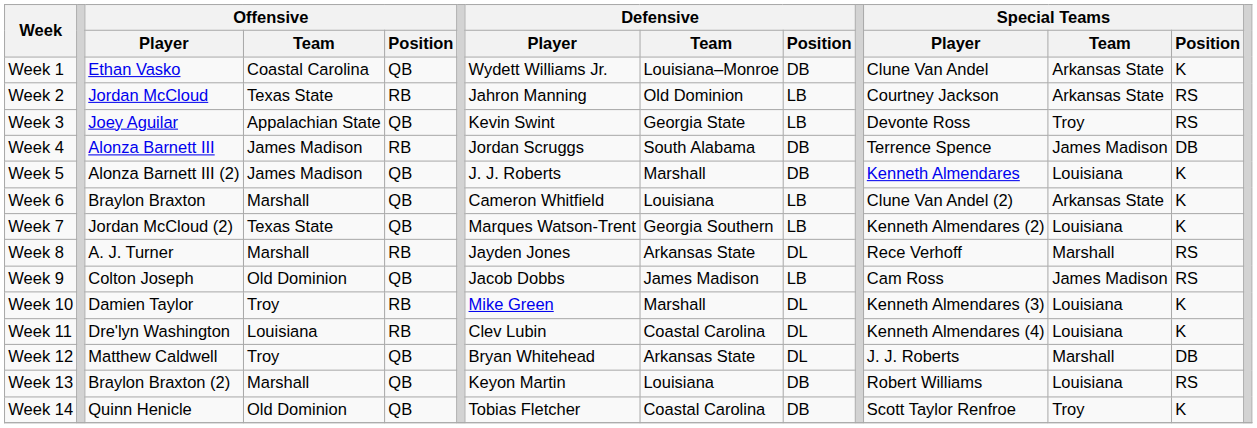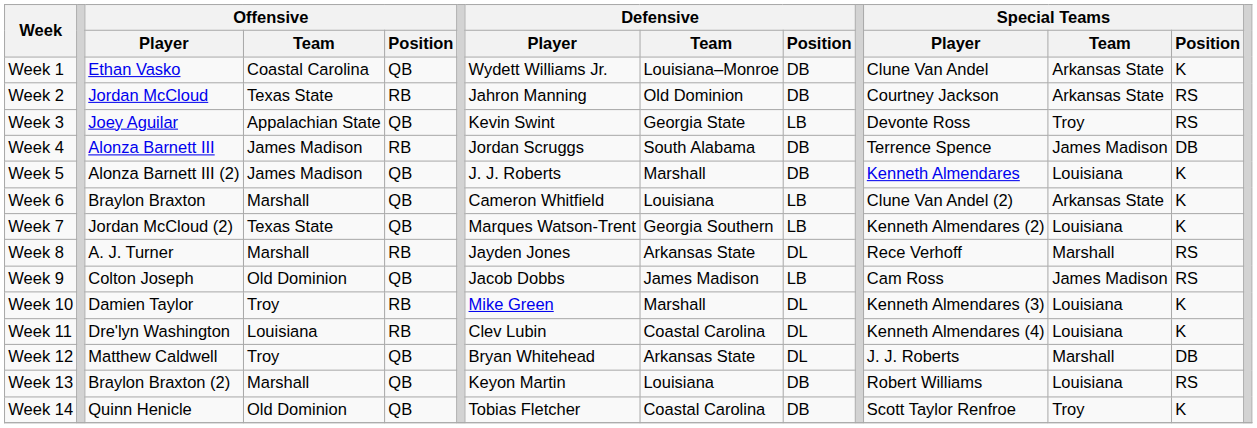(797, 95) LB -> (798, 95) DB
